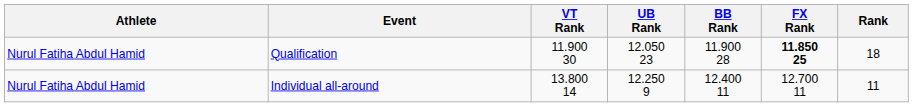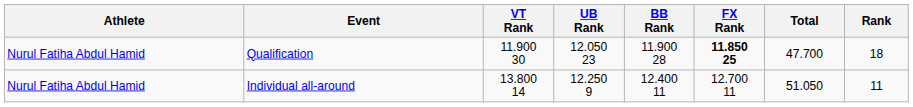+ column: (805, 21)
